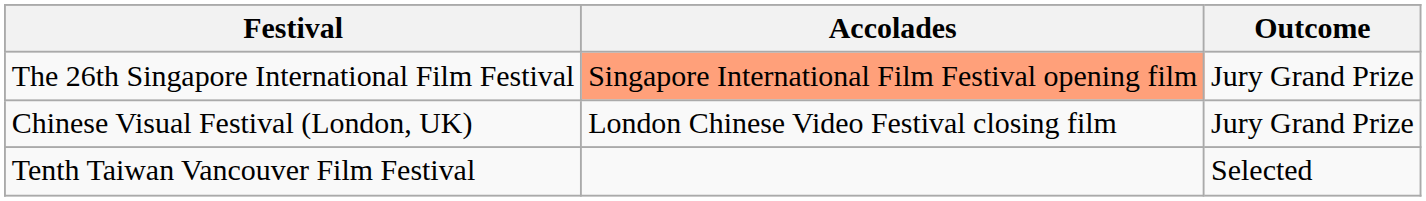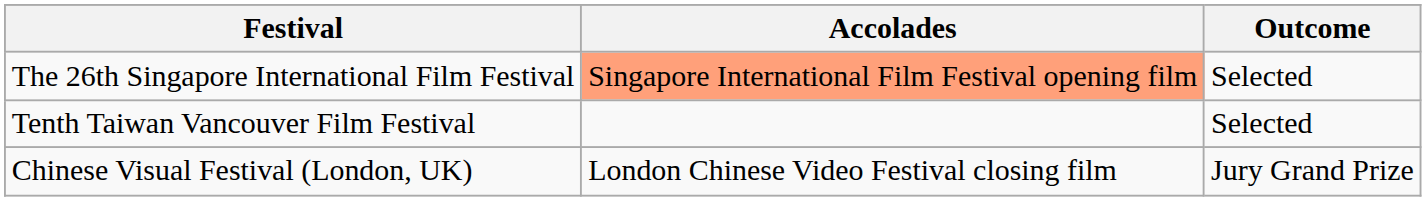(1312, 75) Jury Grand Prize -> (1262, 75) Selected
rows swapped: (242, 123) <-> (244, 170)
